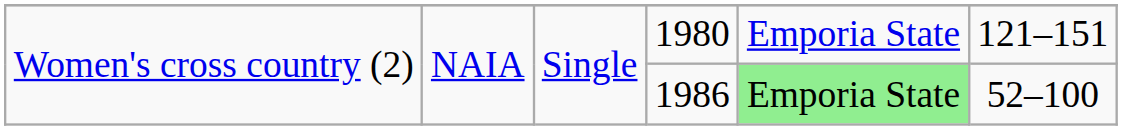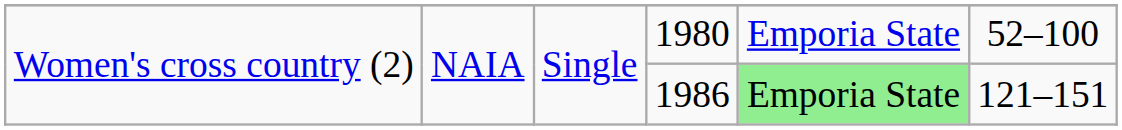(1043, 34) 121–151 -> (1043, 34) 52–100
(1043, 93) 52–100 -> (1043, 93) 121–151
